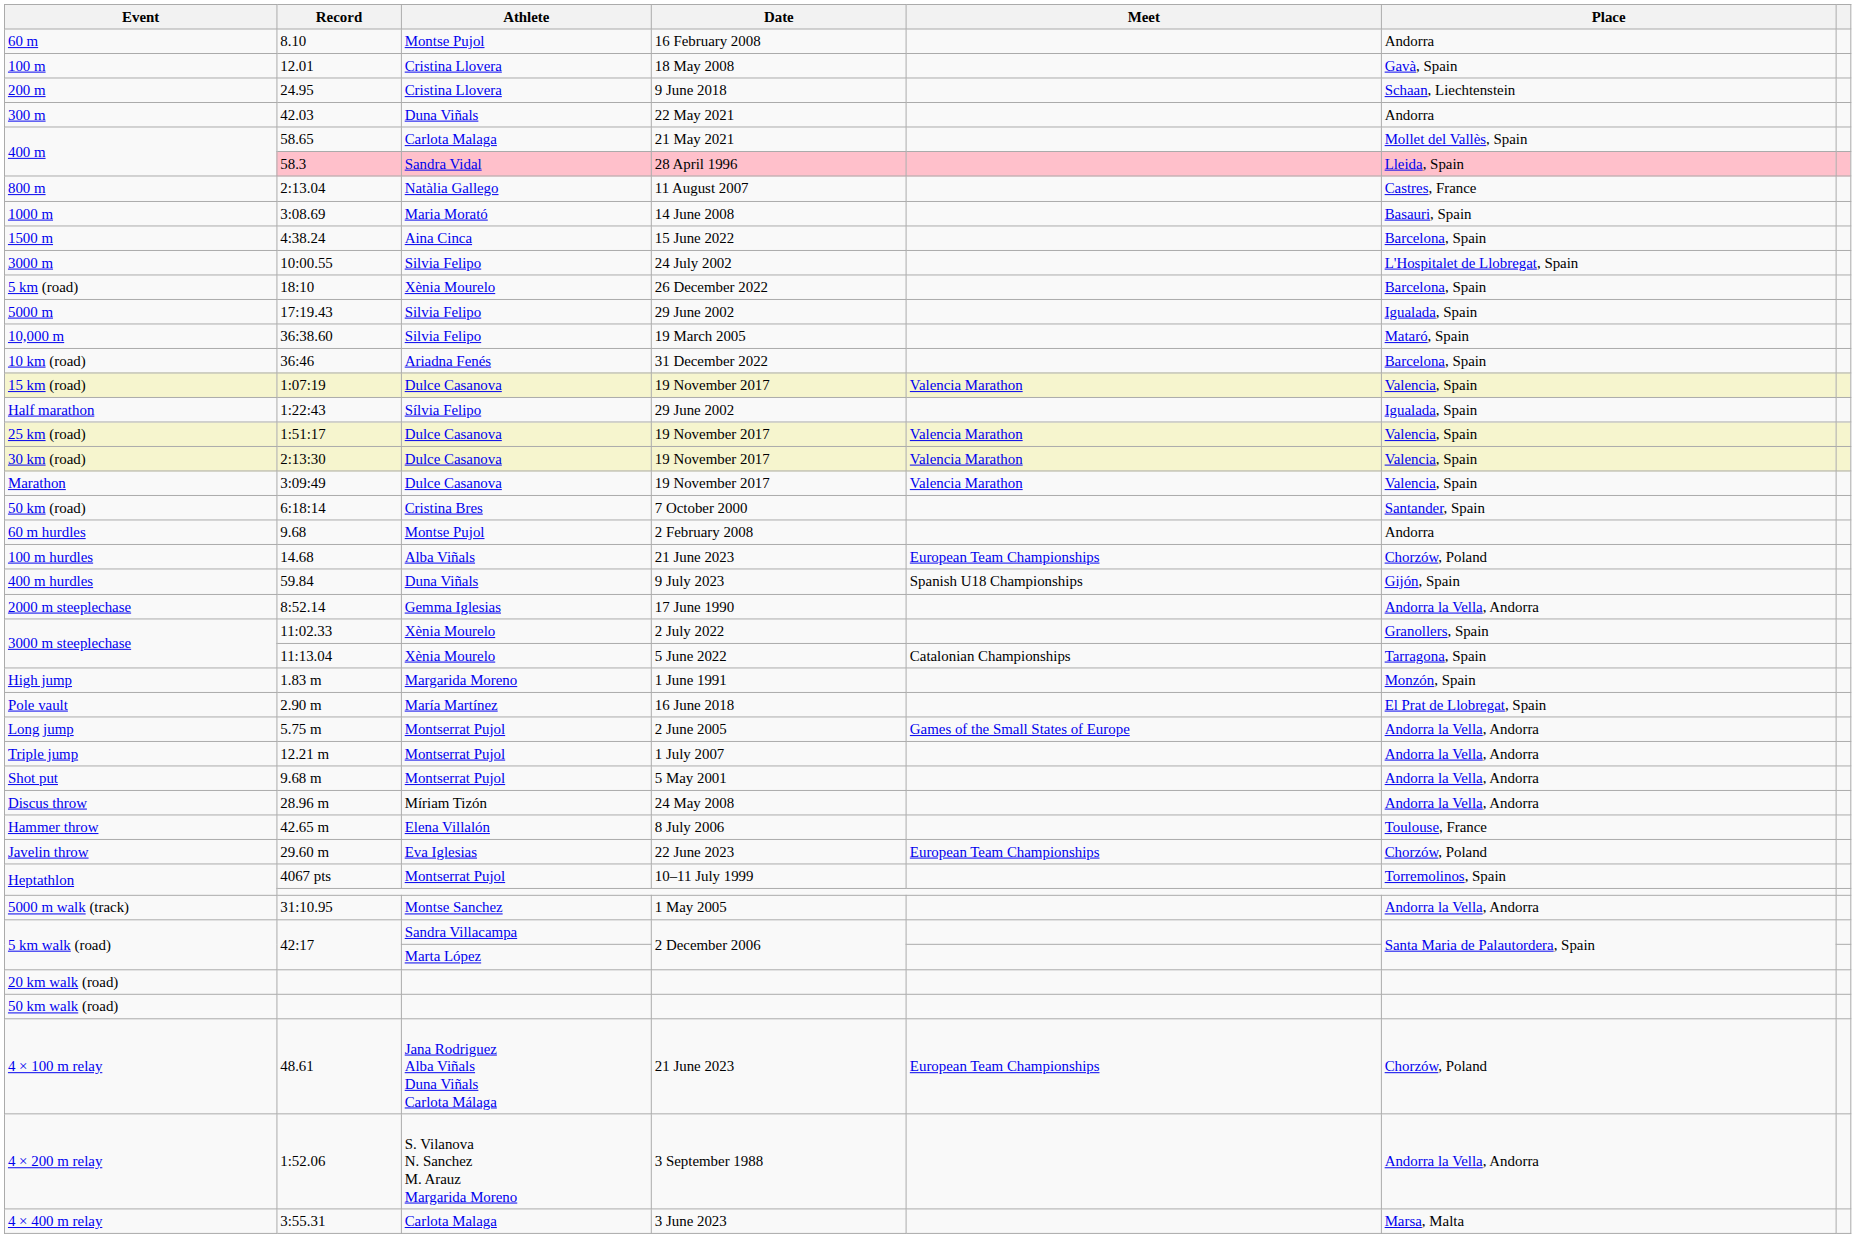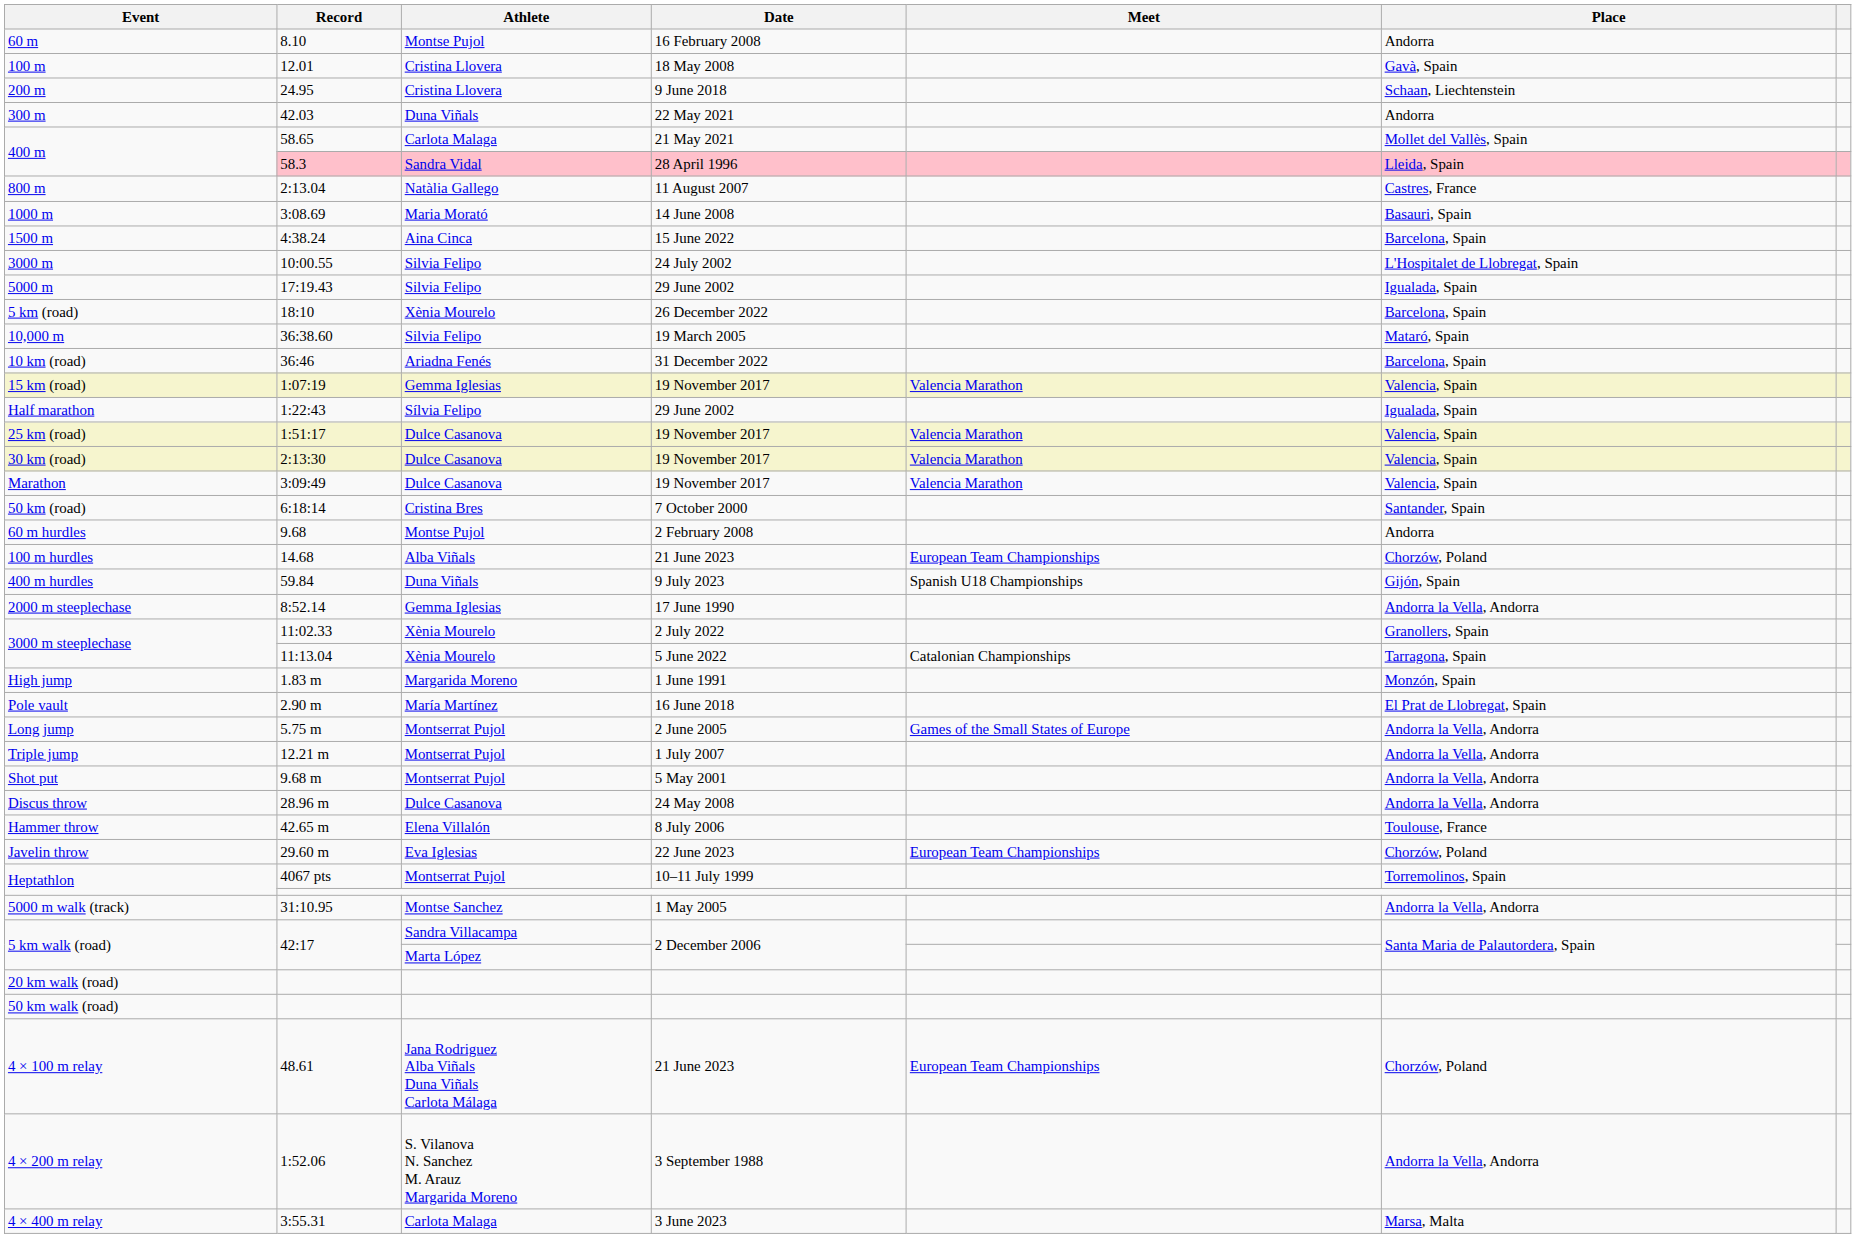rows swapped: (30, 311) <-> (43, 287)
(453, 385) Dulce Casanova -> (453, 385) Gemma Iglesias
(446, 802) Míriam Tizón -> (453, 802) Dulce Casanova
